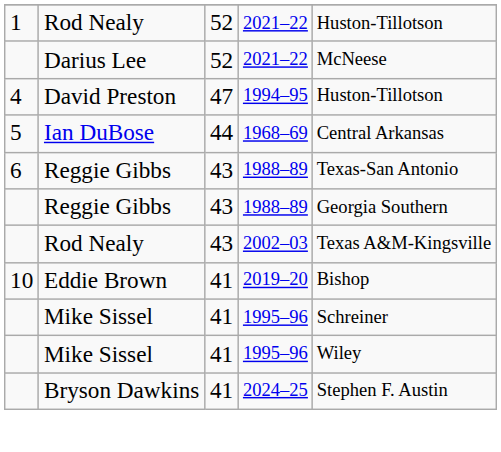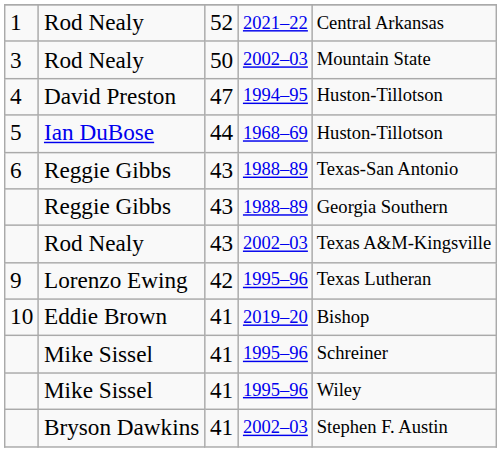(380, 22) Huston-Tillotson -> (380, 22) Central Arkansas
- row: (22, 60)
+ row: (16, 59)
(380, 133) Central Arkansas -> (380, 133) Huston-Tillotson
+ row: (16, 280)
(275, 390) 2024–25 -> (275, 427) 2002–03
